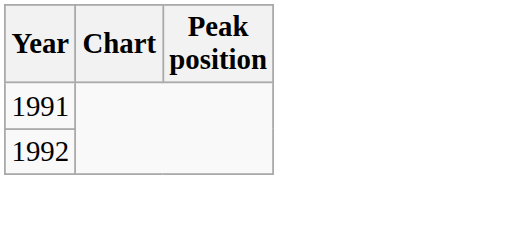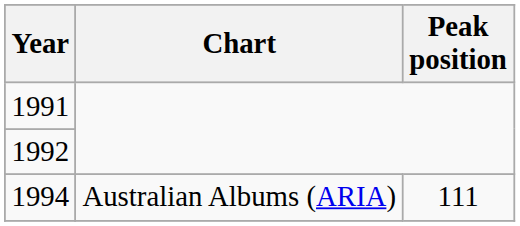+ row: (40, 196)
